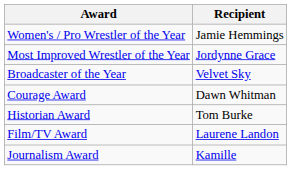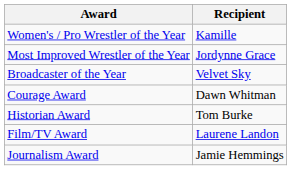(240, 34) Jamie Hemmings -> (216, 34) Kamille
(216, 154) Kamille -> (240, 154) Jamie Hemmings
